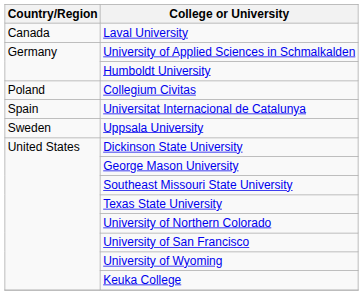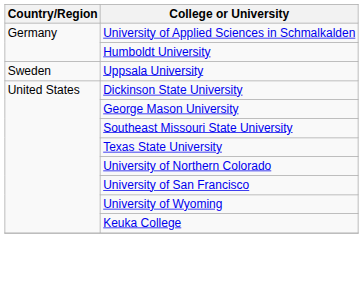- row: (146, 33)
- row: (150, 90)
- row: (205, 109)
